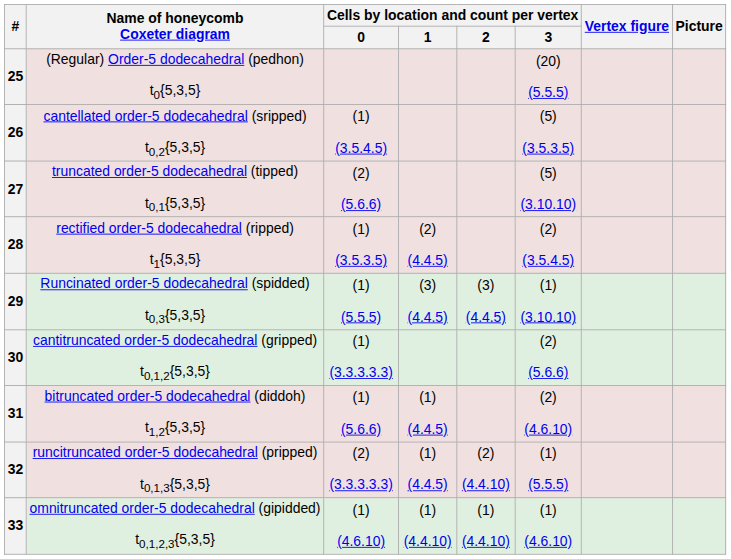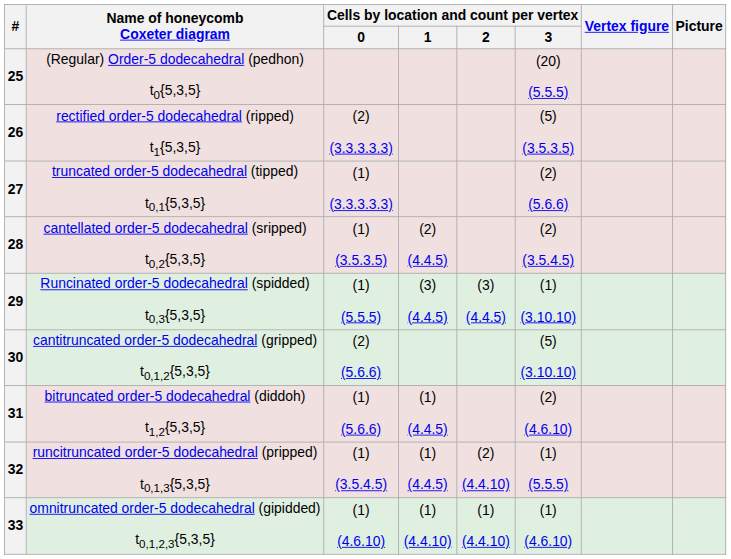(175, 133) cantellated order-5 dodecahedral (sripped) t0,2{5,3,5} -> (175, 133) rectified order-5 dodecahedral (ripped) t1{5,3,5}
(361, 132) (1) (3.5.4.5) -> (361, 132) (2) (3.3.3.3.3)
(361, 189) (2) (5.6.6) -> (361, 189) (1) (3.3.3.3.3)
(548, 189) (5) (3.10.10) -> (548, 189) (2) (5.6.6)
(175, 245) rectified order-5 dodecahedral (ripped) t1{5,3,5} -> (175, 245) cantellated order-5 dodecahedral (sripped) t0,2{5,3,5}
(361, 357) (1) (3.3.3.3.3) -> (361, 357) (2) (5.6.6)
(548, 357) (2) (5.6.6) -> (548, 357) (5) (3.10.10)
(361, 469) (2) (3.3.3.3.3) -> (361, 469) (1) (3.5.4.5)
